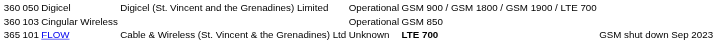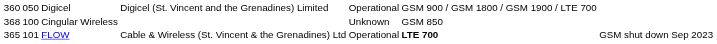(12, 21) 360 -> (12, 21) 368
(31, 21) 103 -> (31, 21) 100
(374, 21) Operational -> (369, 21) Unknown
(369, 35) Unknown -> (374, 35) Operational
